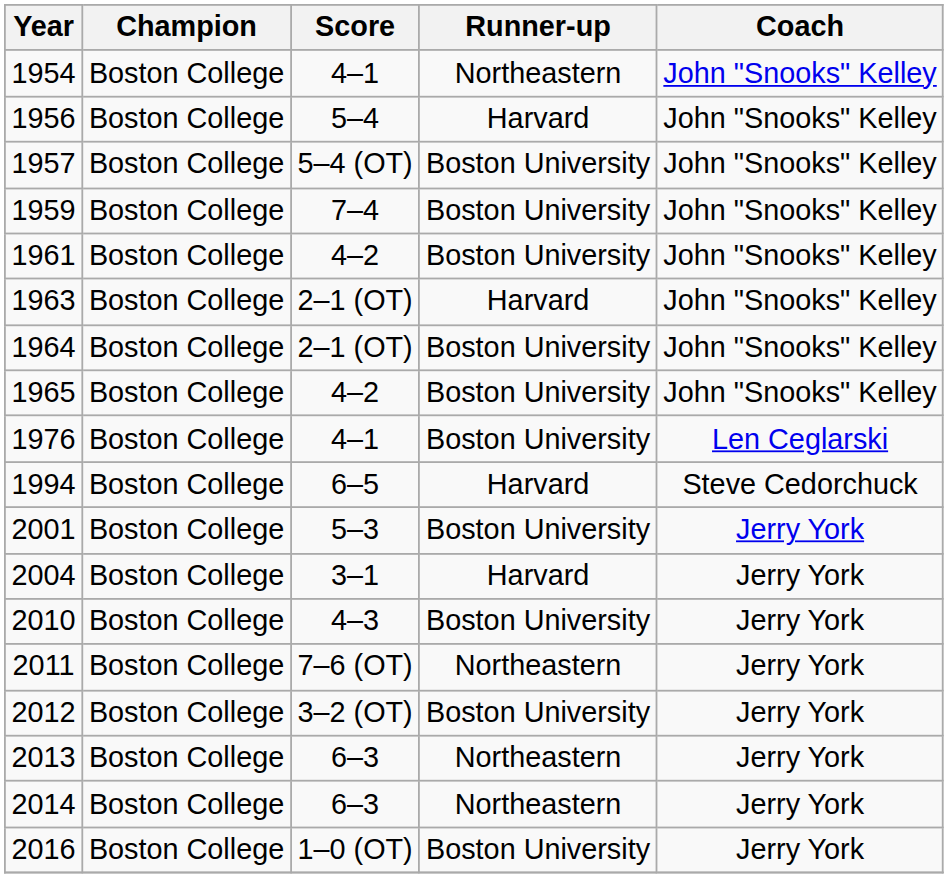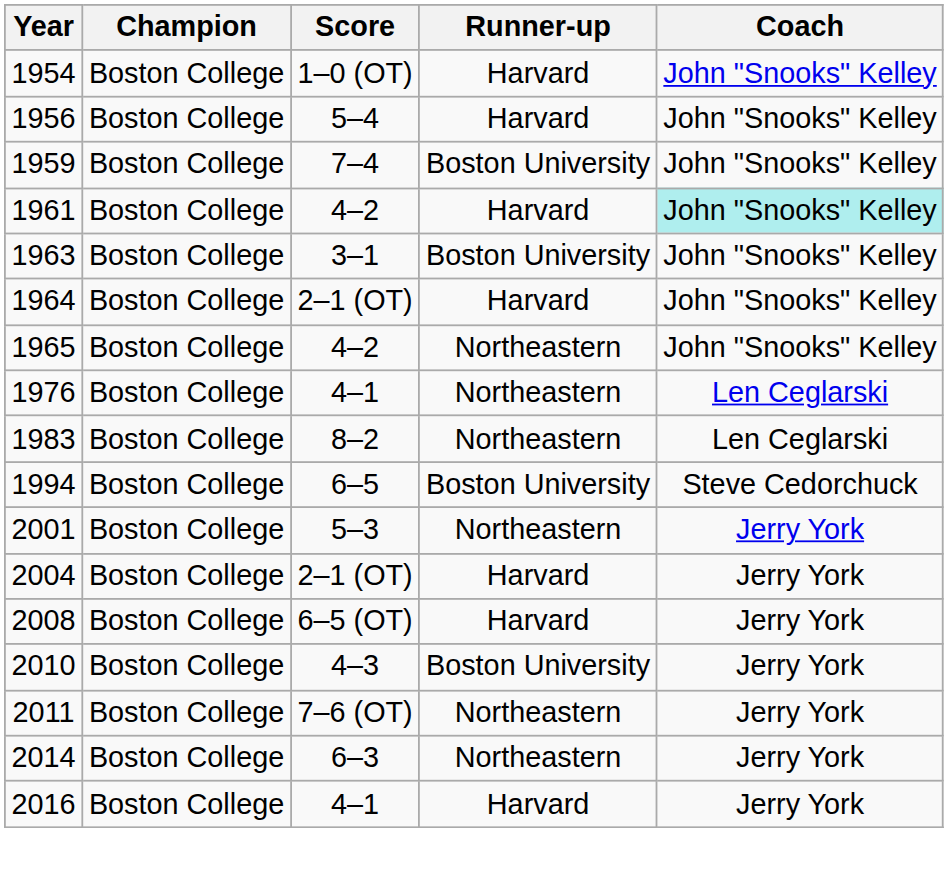(355, 73) 4–1 -> (355, 73) 1–0 (OT)
(538, 73) Northeastern -> (538, 73) Harvard
- row: (44, 164)
(538, 255) Boston University -> (538, 210) Harvard
(800, 255) no background -> (800, 210) paleturquoise background
(355, 301) 2–1 (OT) -> (355, 255) 3–1
(538, 301) Harvard -> (538, 255) Boston University
(538, 347) Boston University -> (538, 301) Harvard
(538, 392) Boston University -> (538, 347) Northeastern
(538, 438) Boston University -> (538, 392) Northeastern
+ row: (44, 438)
(538, 484) Harvard -> (538, 484) Boston University
(538, 529) Boston University -> (538, 529) Northeastern
(355, 575) 3–1 -> (355, 575) 2–1 (OT)
+ row: (44, 621)
- row: (44, 712)
- row: (44, 758)
(355, 849) 1–0 (OT) -> (355, 803) 4–1
(538, 849) Boston University -> (538, 803) Harvard
